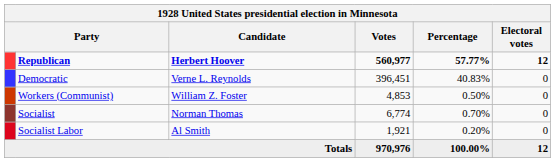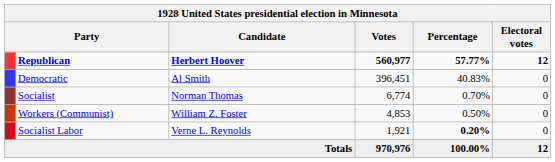(211, 78) Verne L. Reynolds -> (191, 78) Al Smith
rows swapped: (36, 113) <-> (66, 96)
(191, 131) Al Smith -> (211, 131) Verne L. Reynolds
(476, 131) normal -> (475, 131) bold
